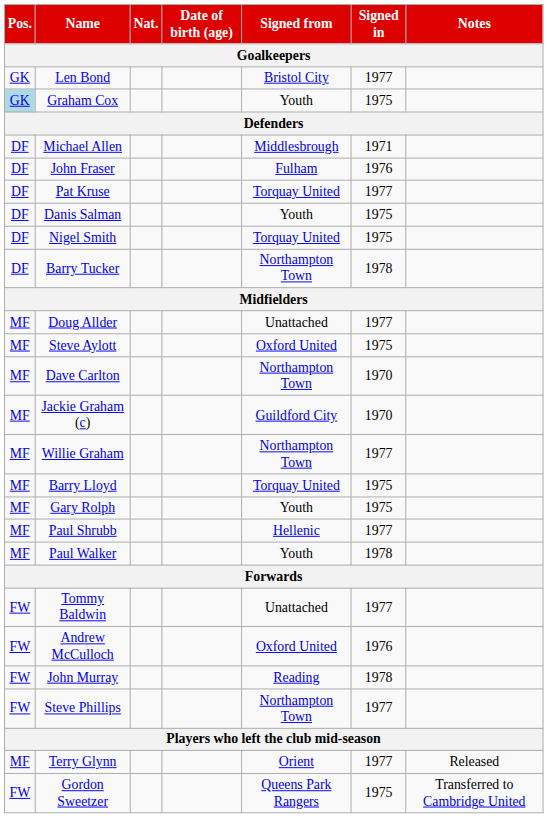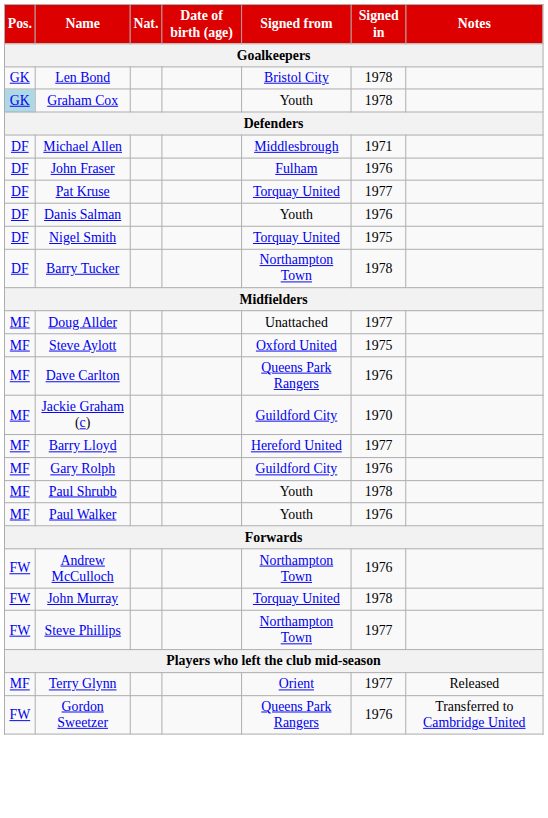(379, 78) 1977 -> (379, 78) 1978
(379, 101) 1975 -> (379, 101) 1978
(379, 215) 1975 -> (379, 215) 1976
(296, 376) Northampton Town -> (296, 376) Queens Park Rangers
(379, 376) 1970 -> (379, 376) 1976
- row: (83, 454)
(296, 485) Torquay United -> (296, 446) Hereford United
(379, 485) 1975 -> (379, 446) 1977
(296, 508) Youth -> (296, 469) Guildford City
(379, 508) 1975 -> (379, 469) 1976
(296, 531) Hellenic -> (296, 491) Youth
(379, 531) 1977 -> (379, 491) 1978
(379, 553) 1978 -> (379, 514) 1976
- row: (83, 607)
(296, 646) Oxford United -> (296, 568) Northampton Town
(296, 677) Reading -> (296, 599) Torquay United
(379, 793) 1975 -> (379, 715) 1976
